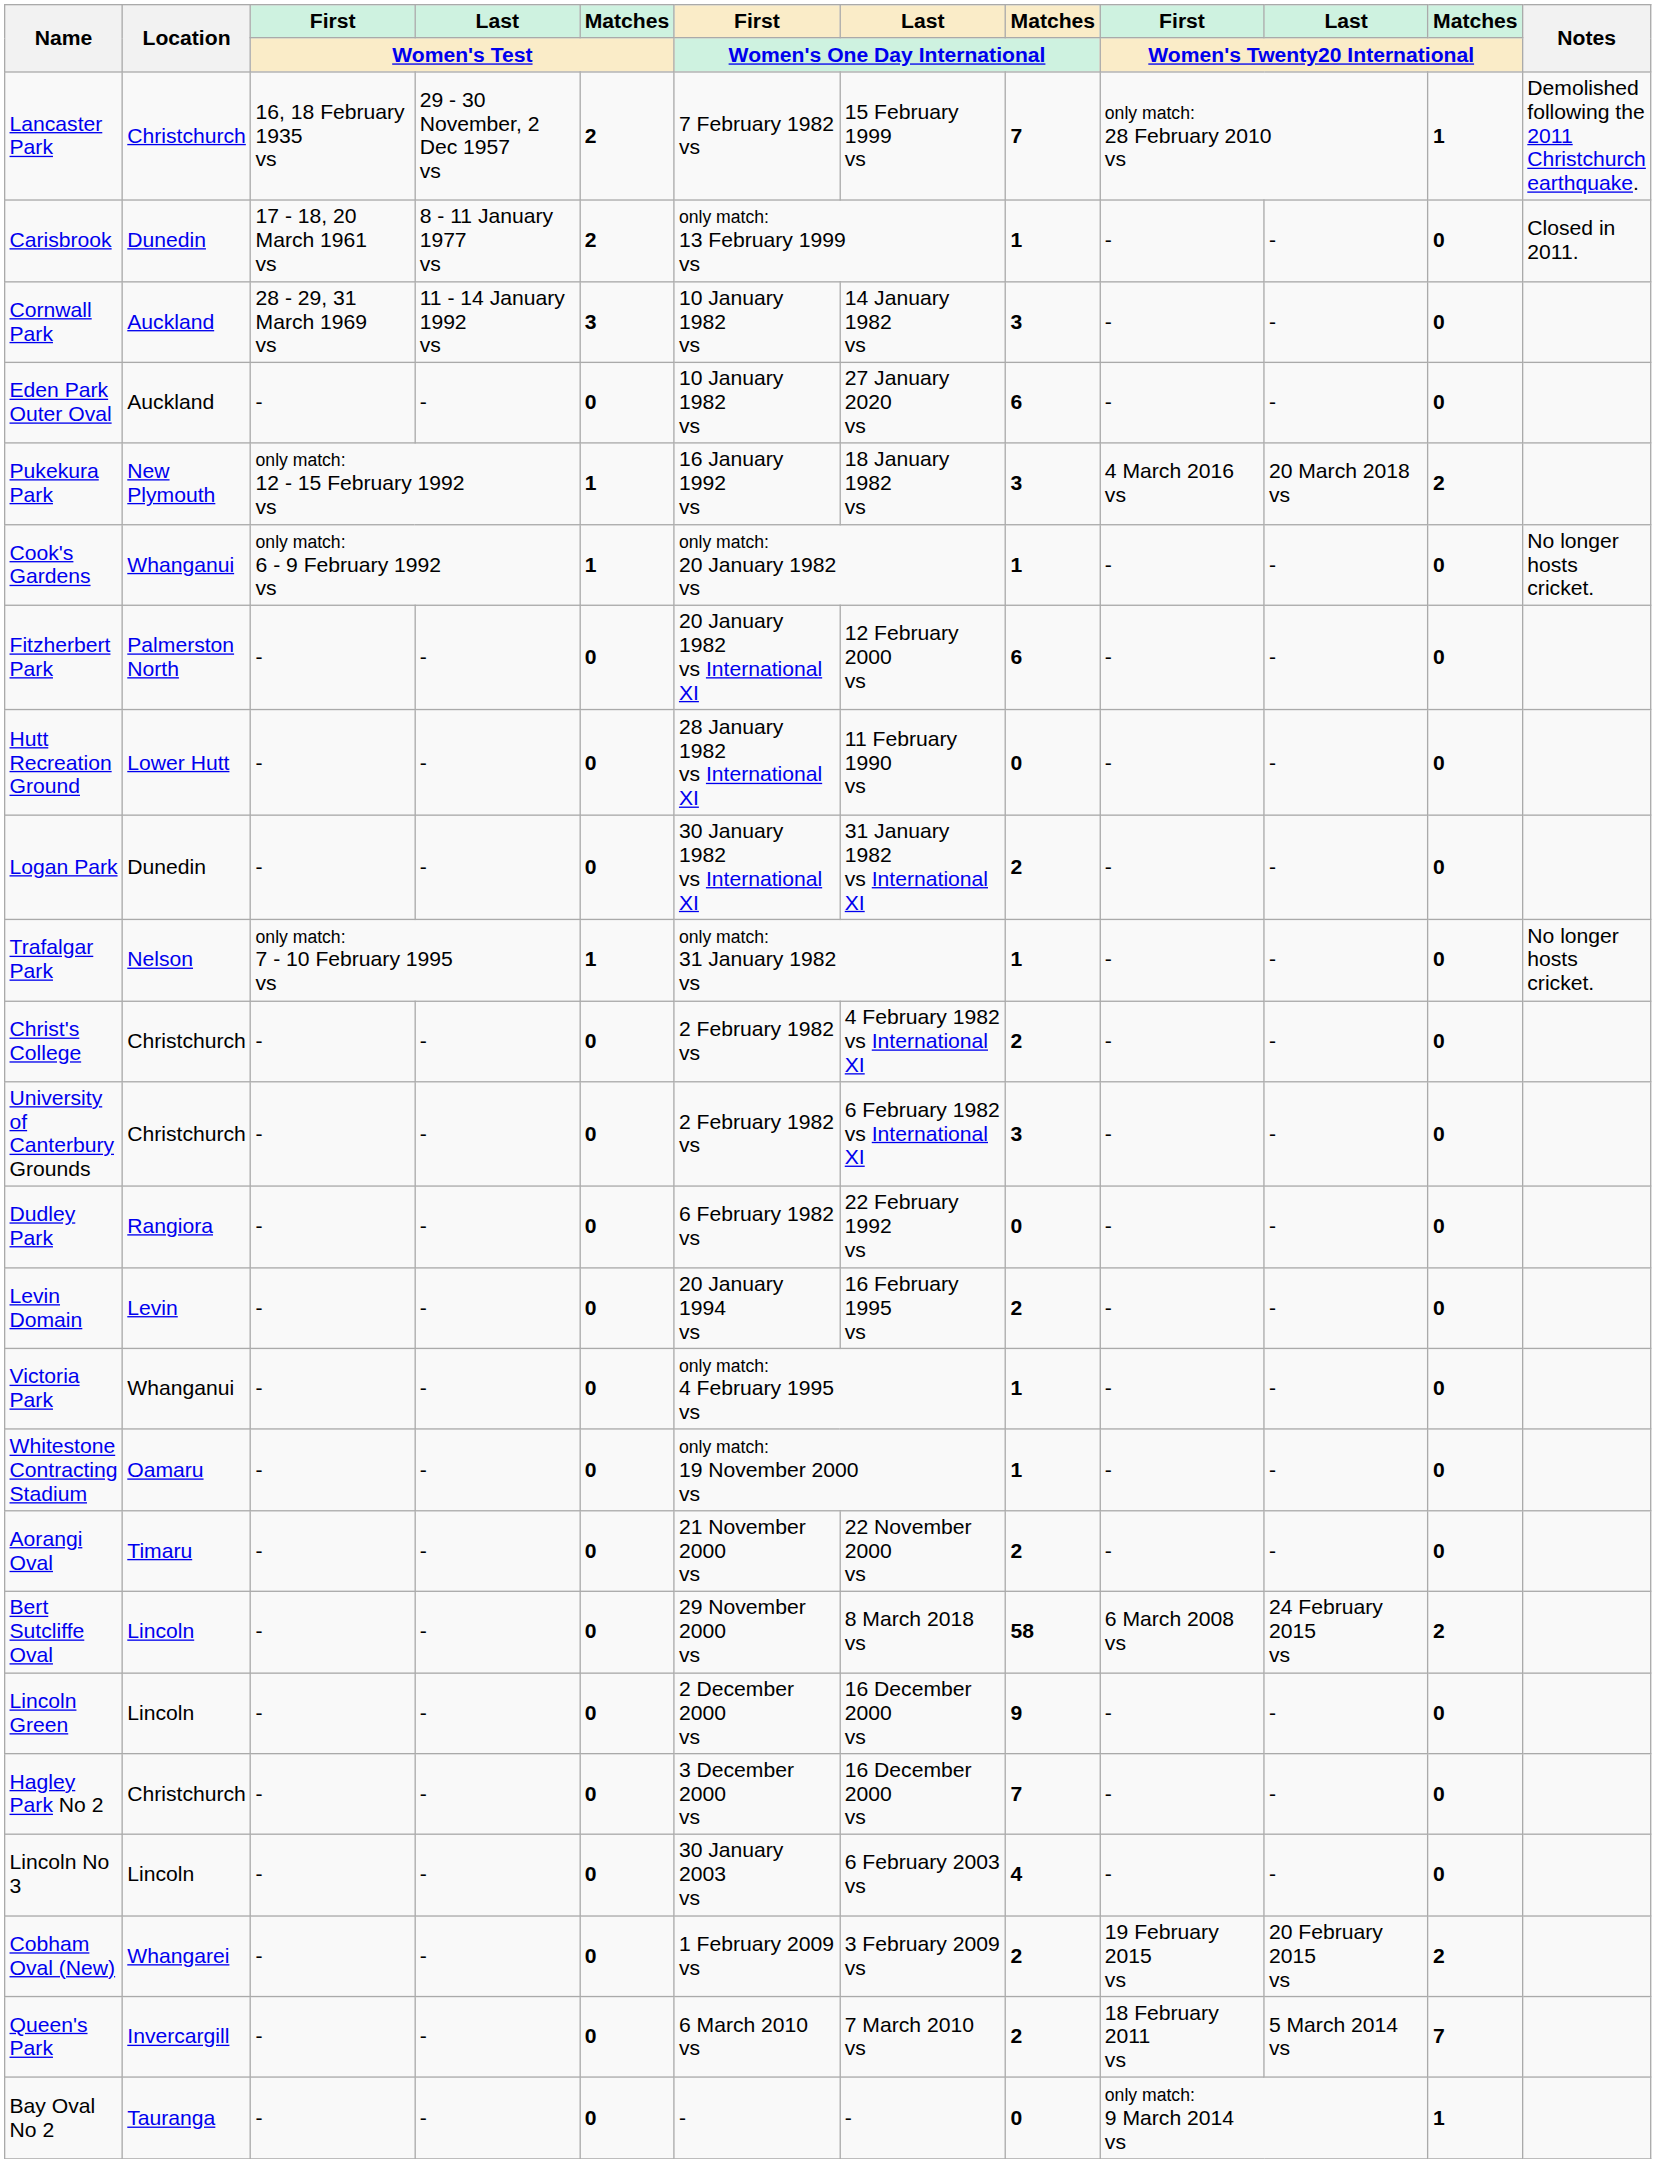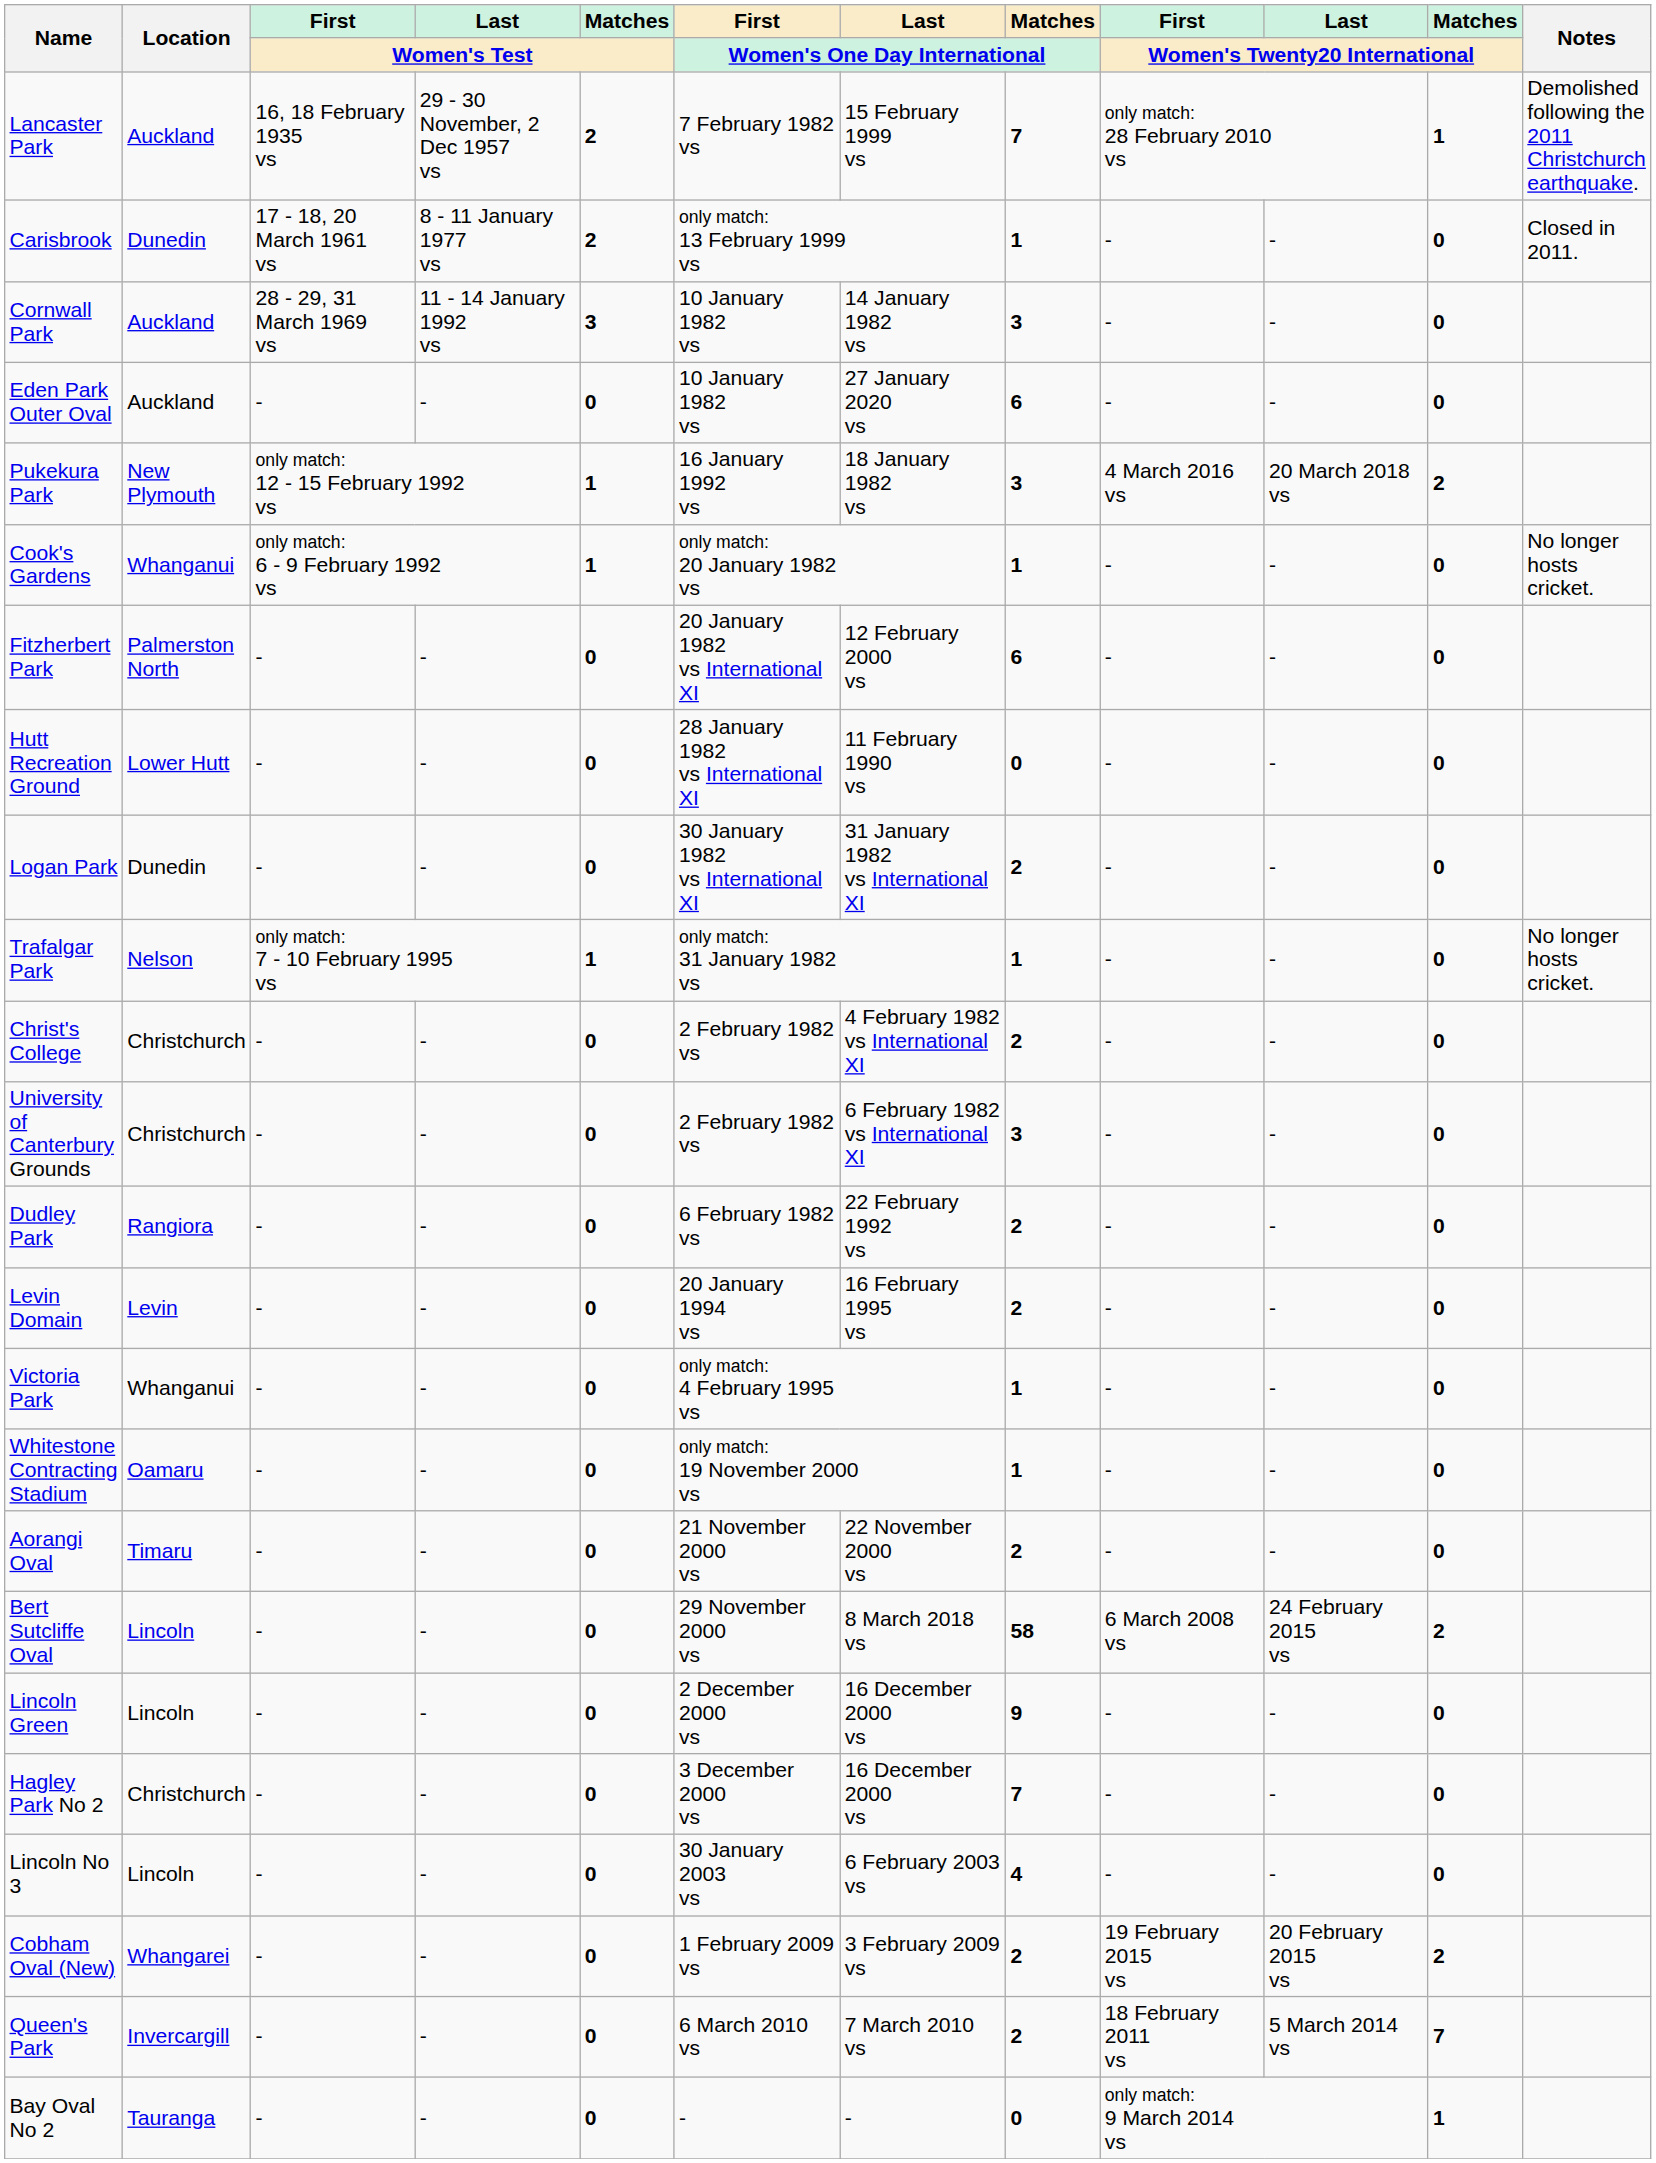(187, 135) Christchurch -> (171, 135) Auckland
(1016, 1226) 0 -> (1016, 1226) 2
